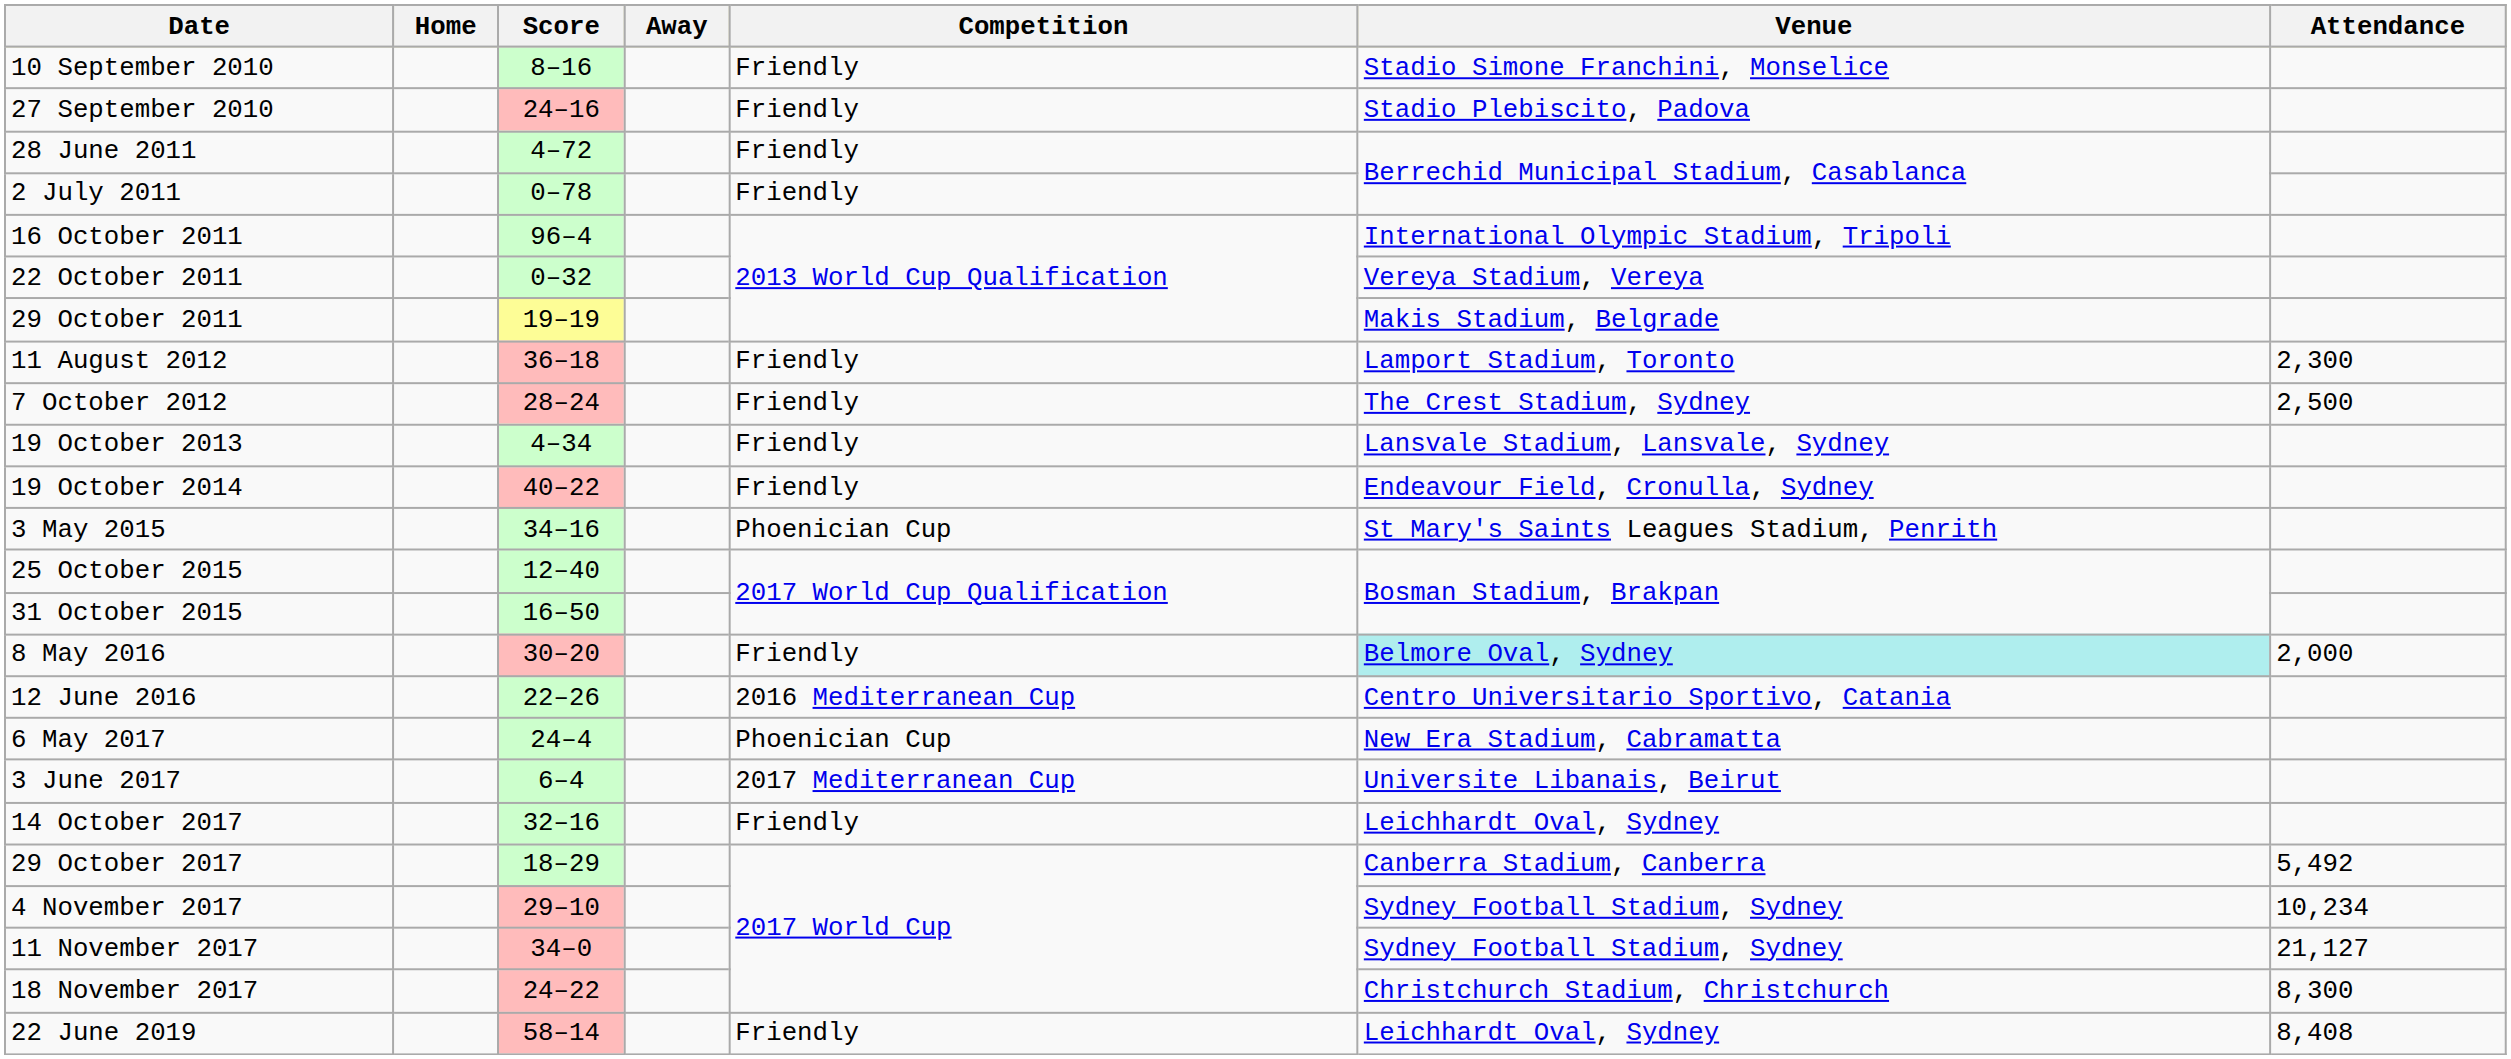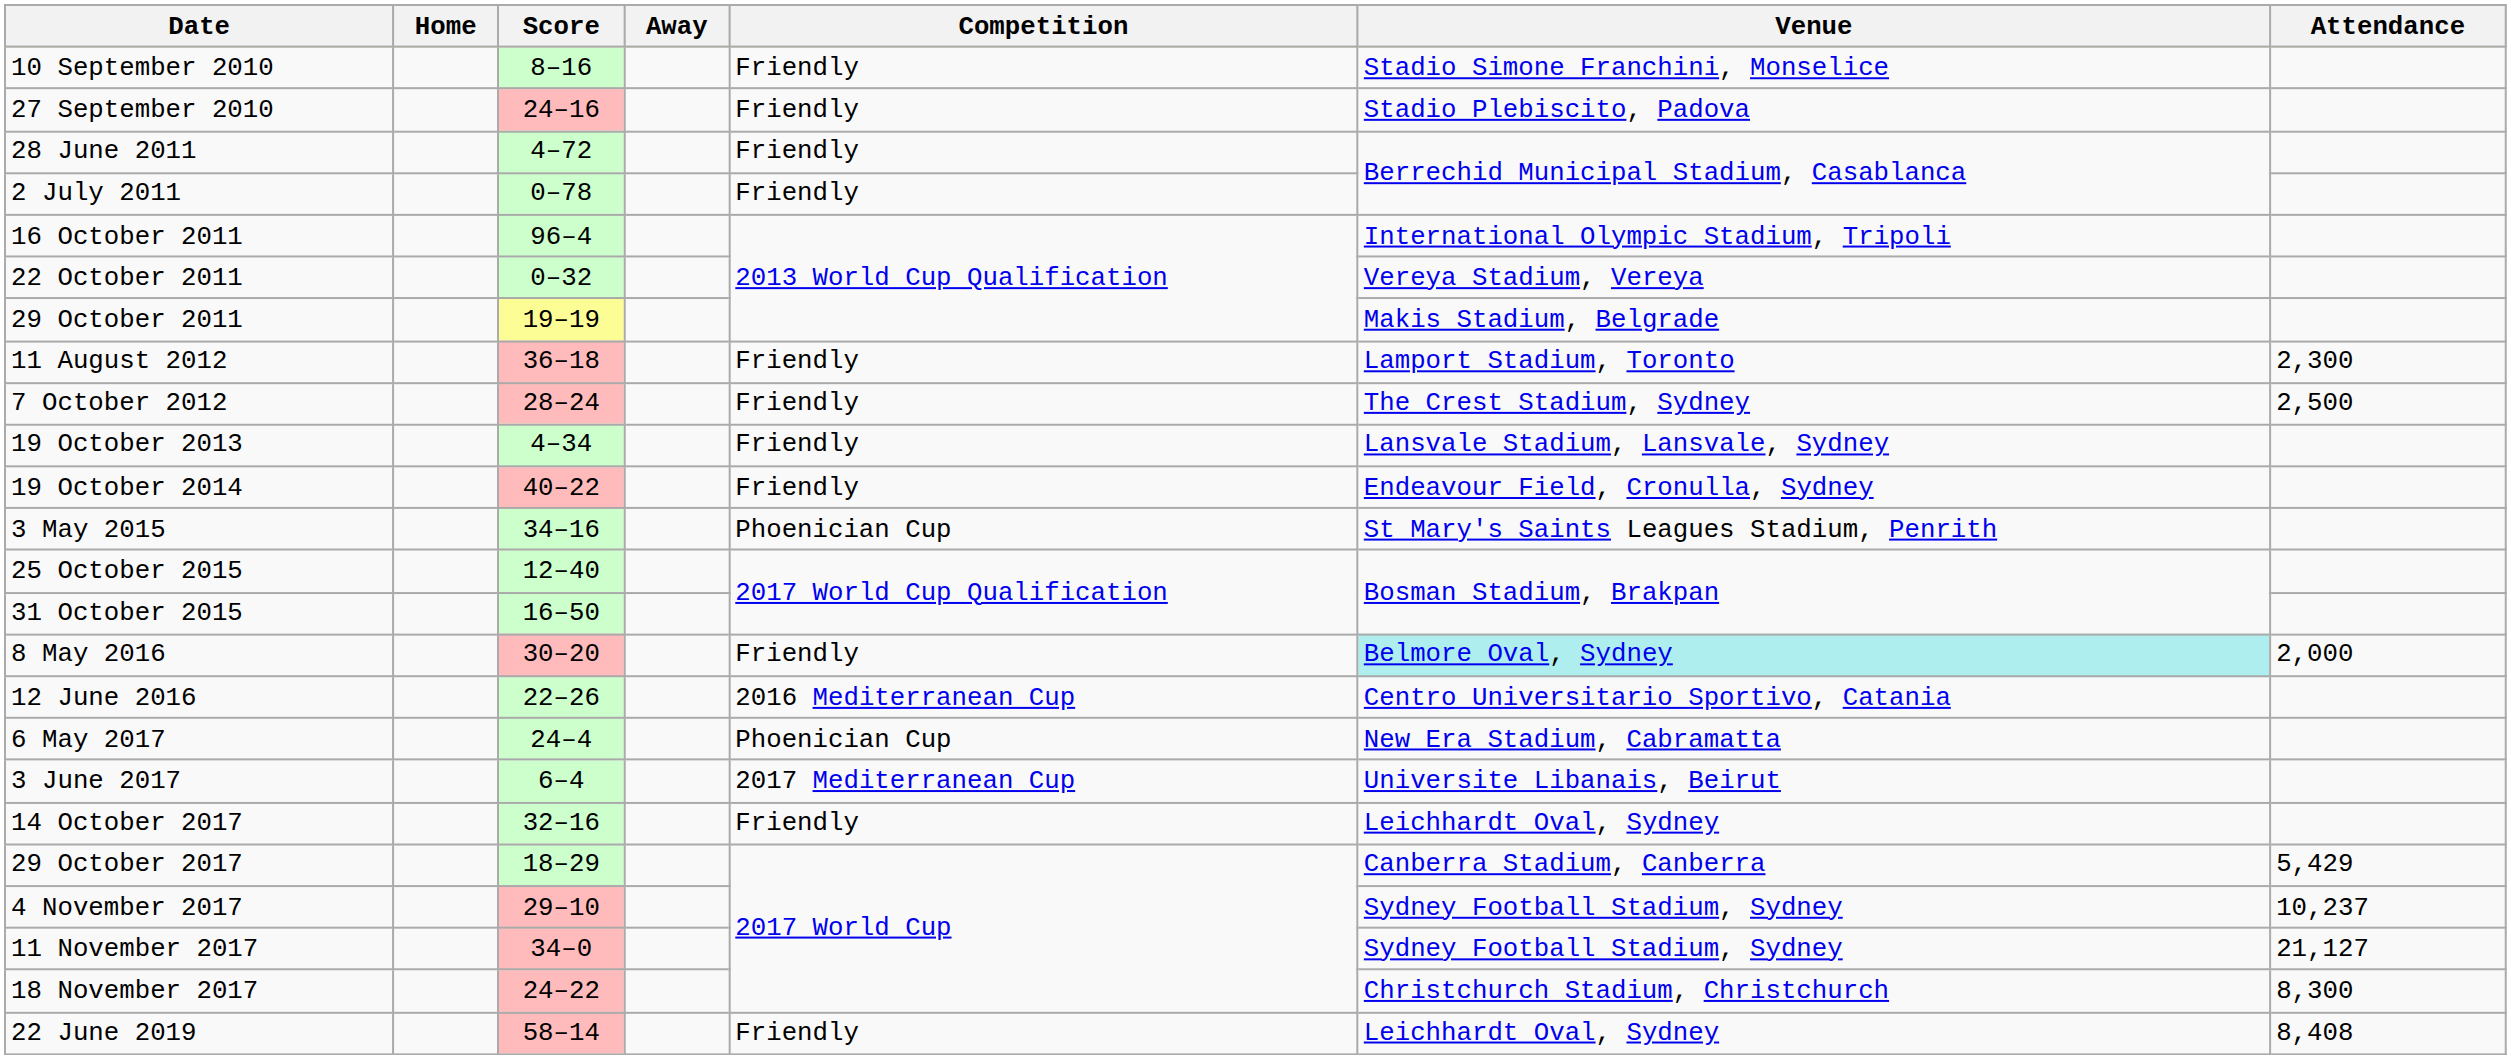(2315, 865) 5,492 -> (2315, 865) 5,429
(2323, 907) 10,234 -> (2323, 907) 10,237
